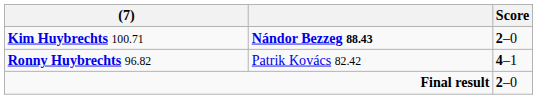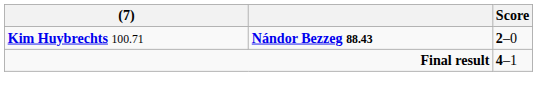- row: (79, 60)
(506, 82) 2–0 -> (506, 60) 4–1
